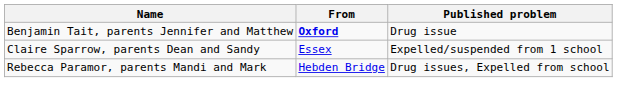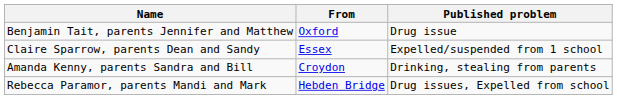(318, 31) bold -> (318, 31) normal
+ row: (130, 67)
